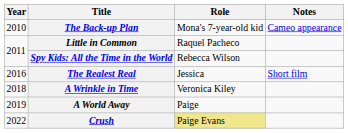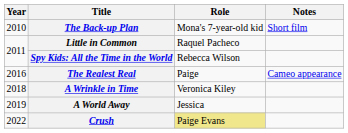(304, 27) Cameo appearance -> (287, 27) Short film
(190, 74) Jessica -> (188, 74) Paige
(287, 74) Short film -> (304, 74) Cameo appearance
(188, 105) Paige -> (190, 105) Jessica
